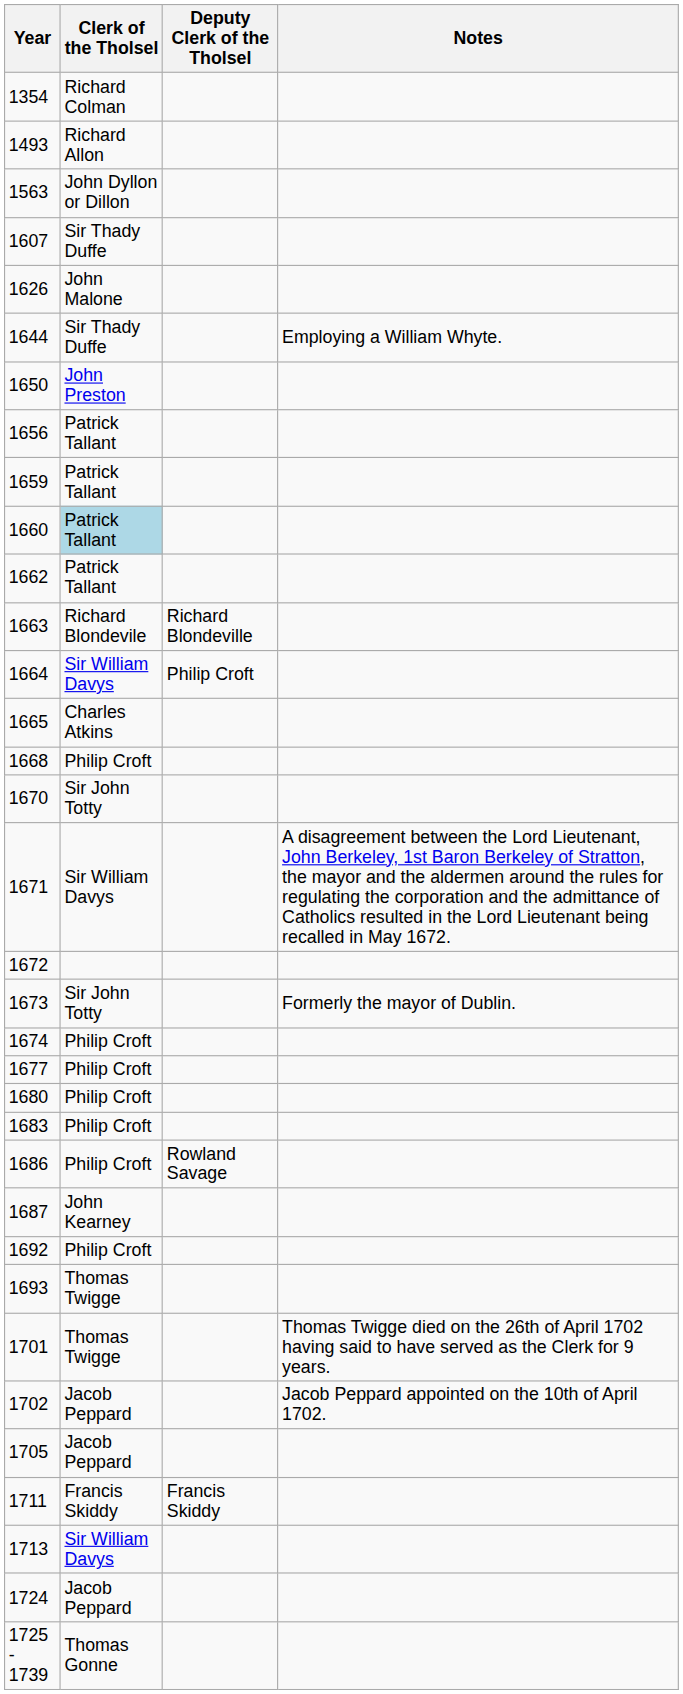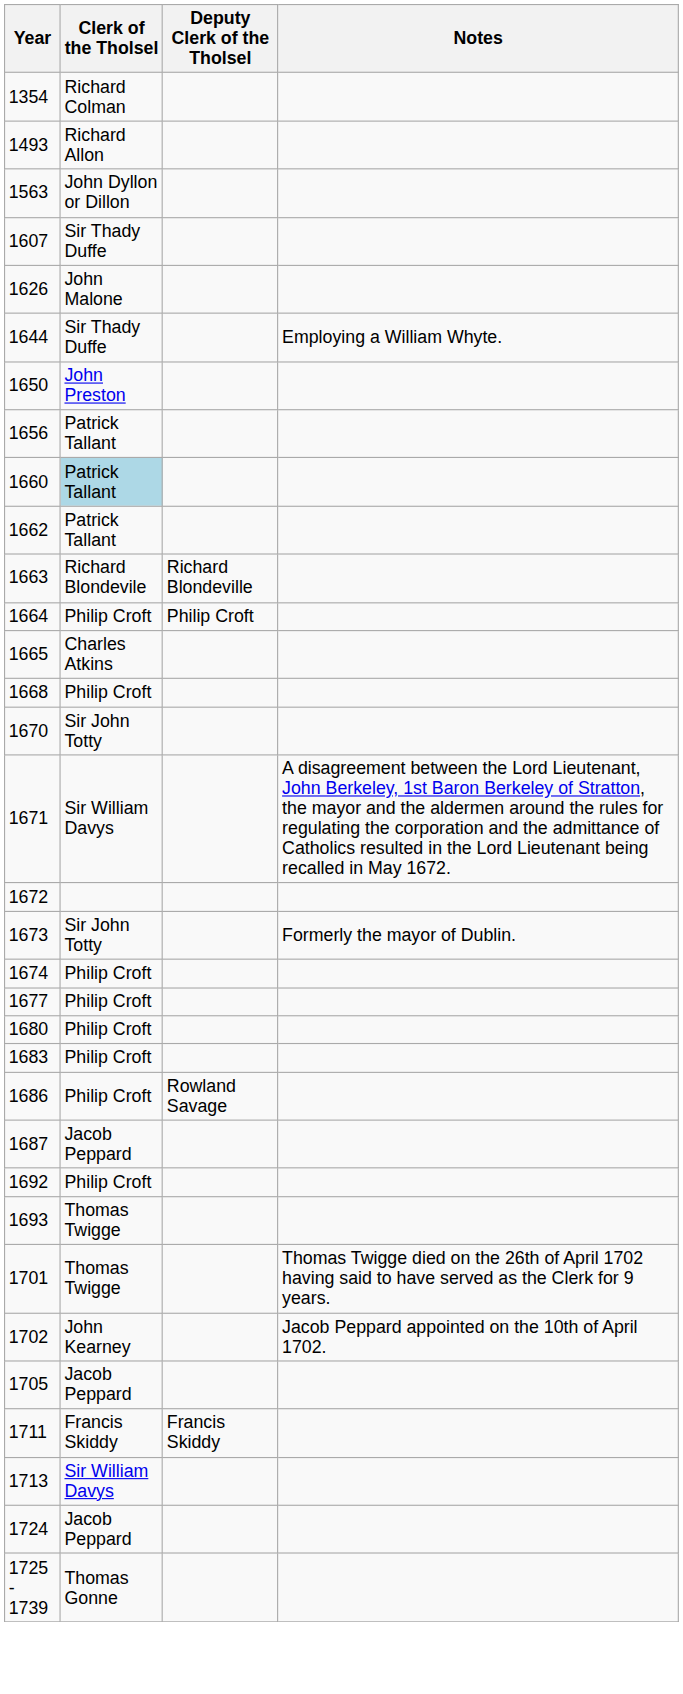- row: (28, 481)
(106, 674) Sir William Davys -> (108, 616) Philip Croft
(98, 1212) John Kearney -> (98, 1144) Jacob Peppard
(98, 1404) Jacob Peppard -> (98, 1336) John Kearney
